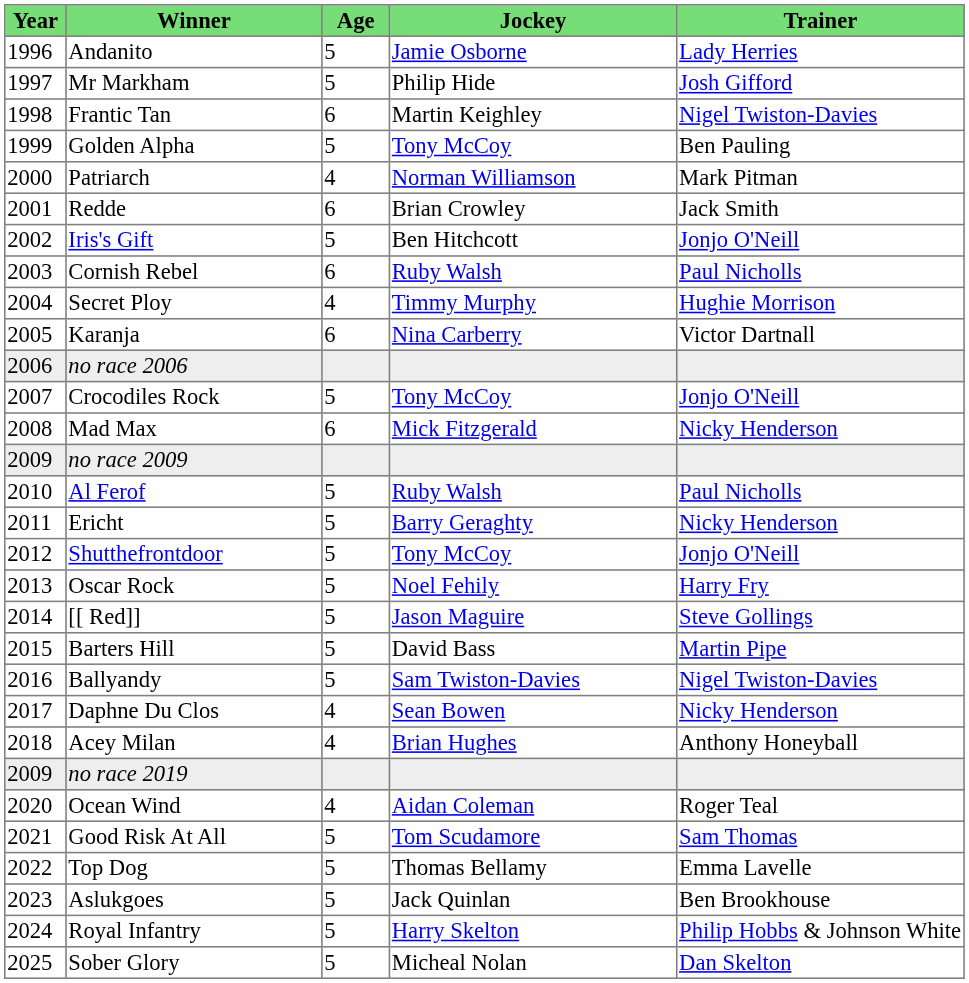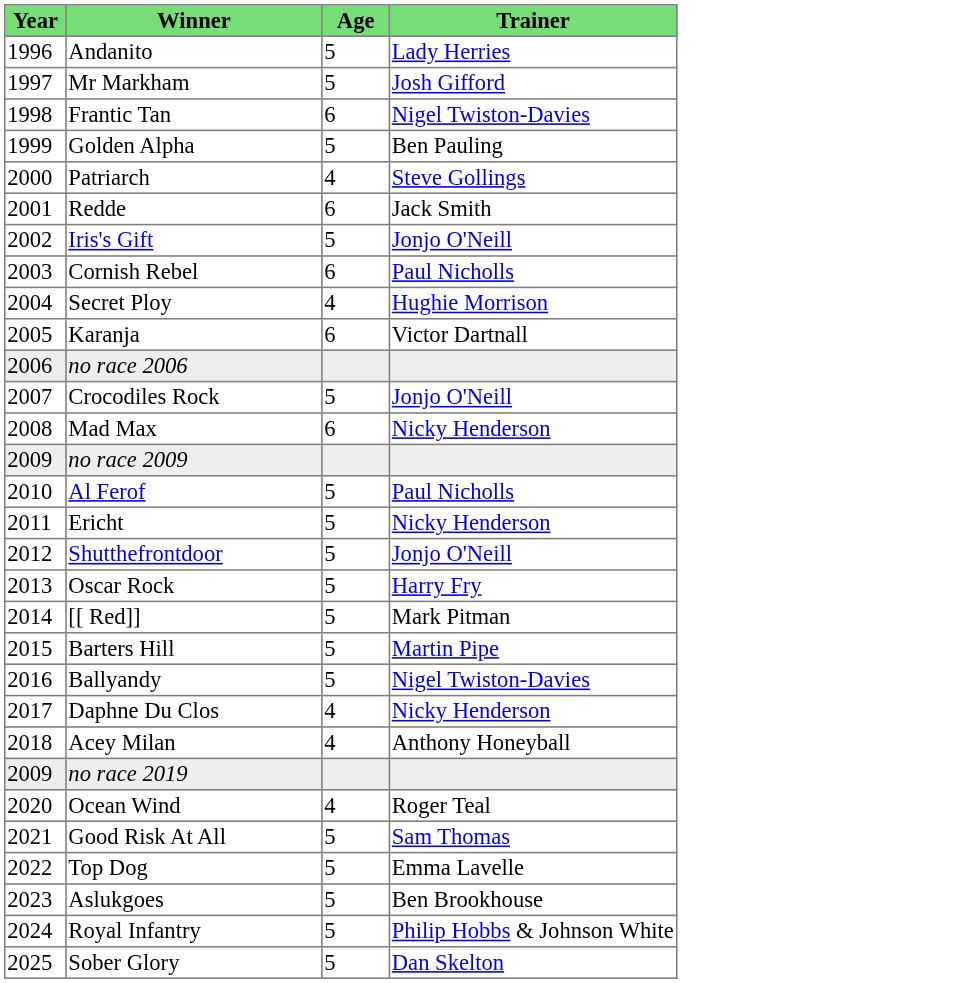- column: (533, 20)
(738, 177) Mark Pitman -> (459, 177) Steve Gollings
(746, 616) Steve Gollings -> (451, 616) Mark Pitman
